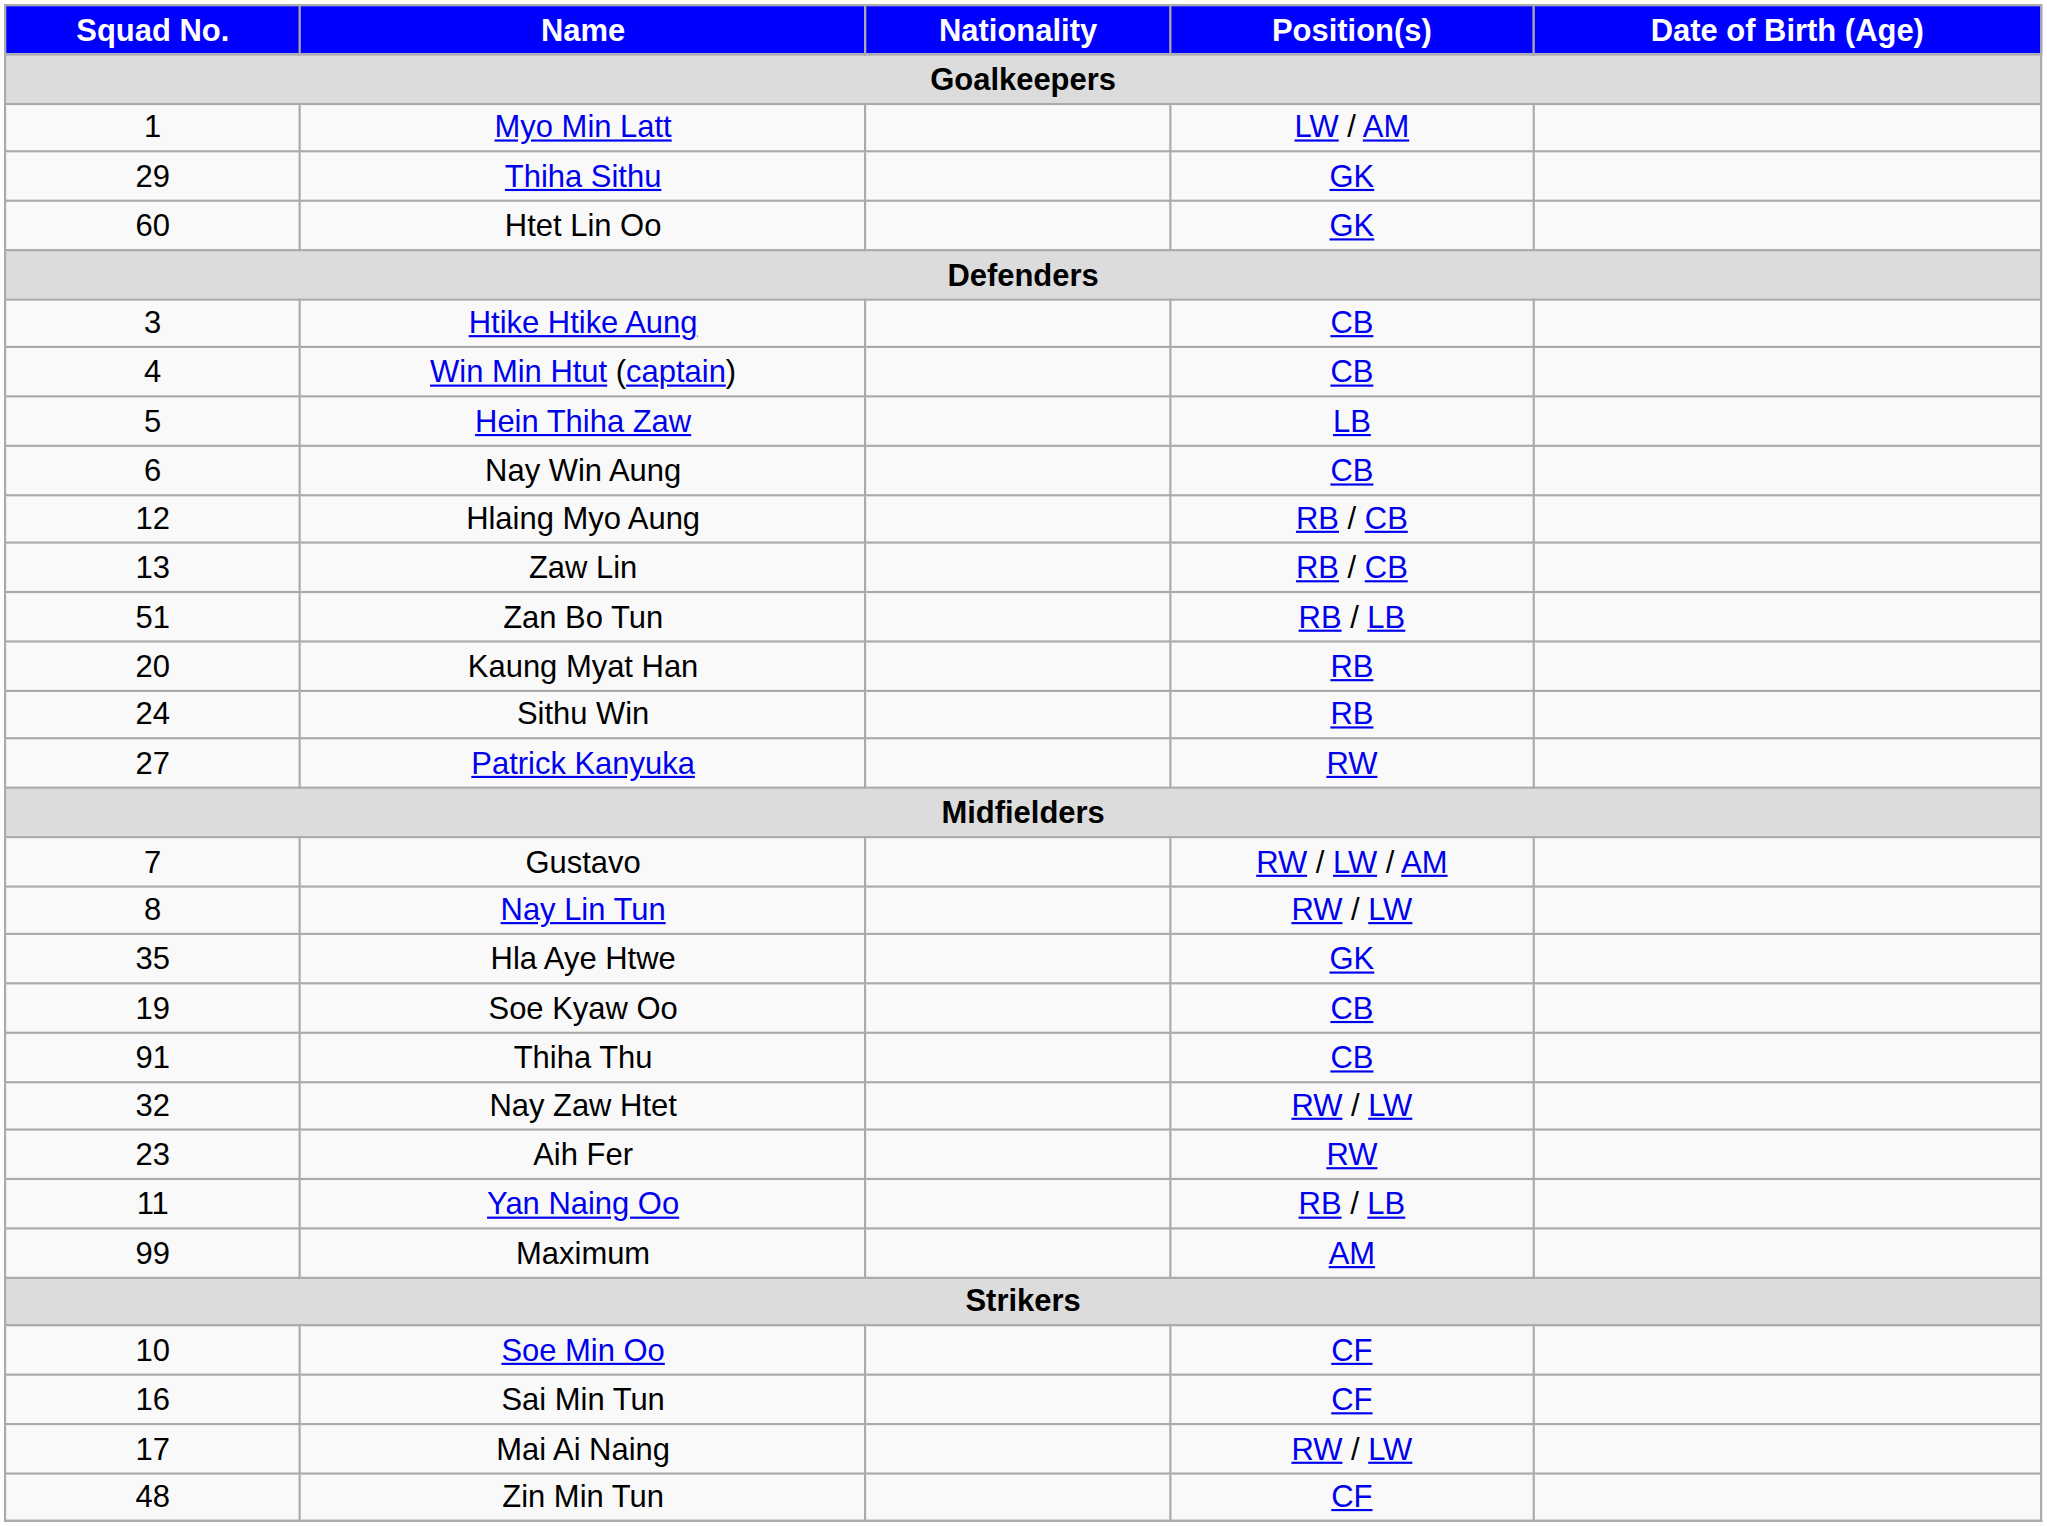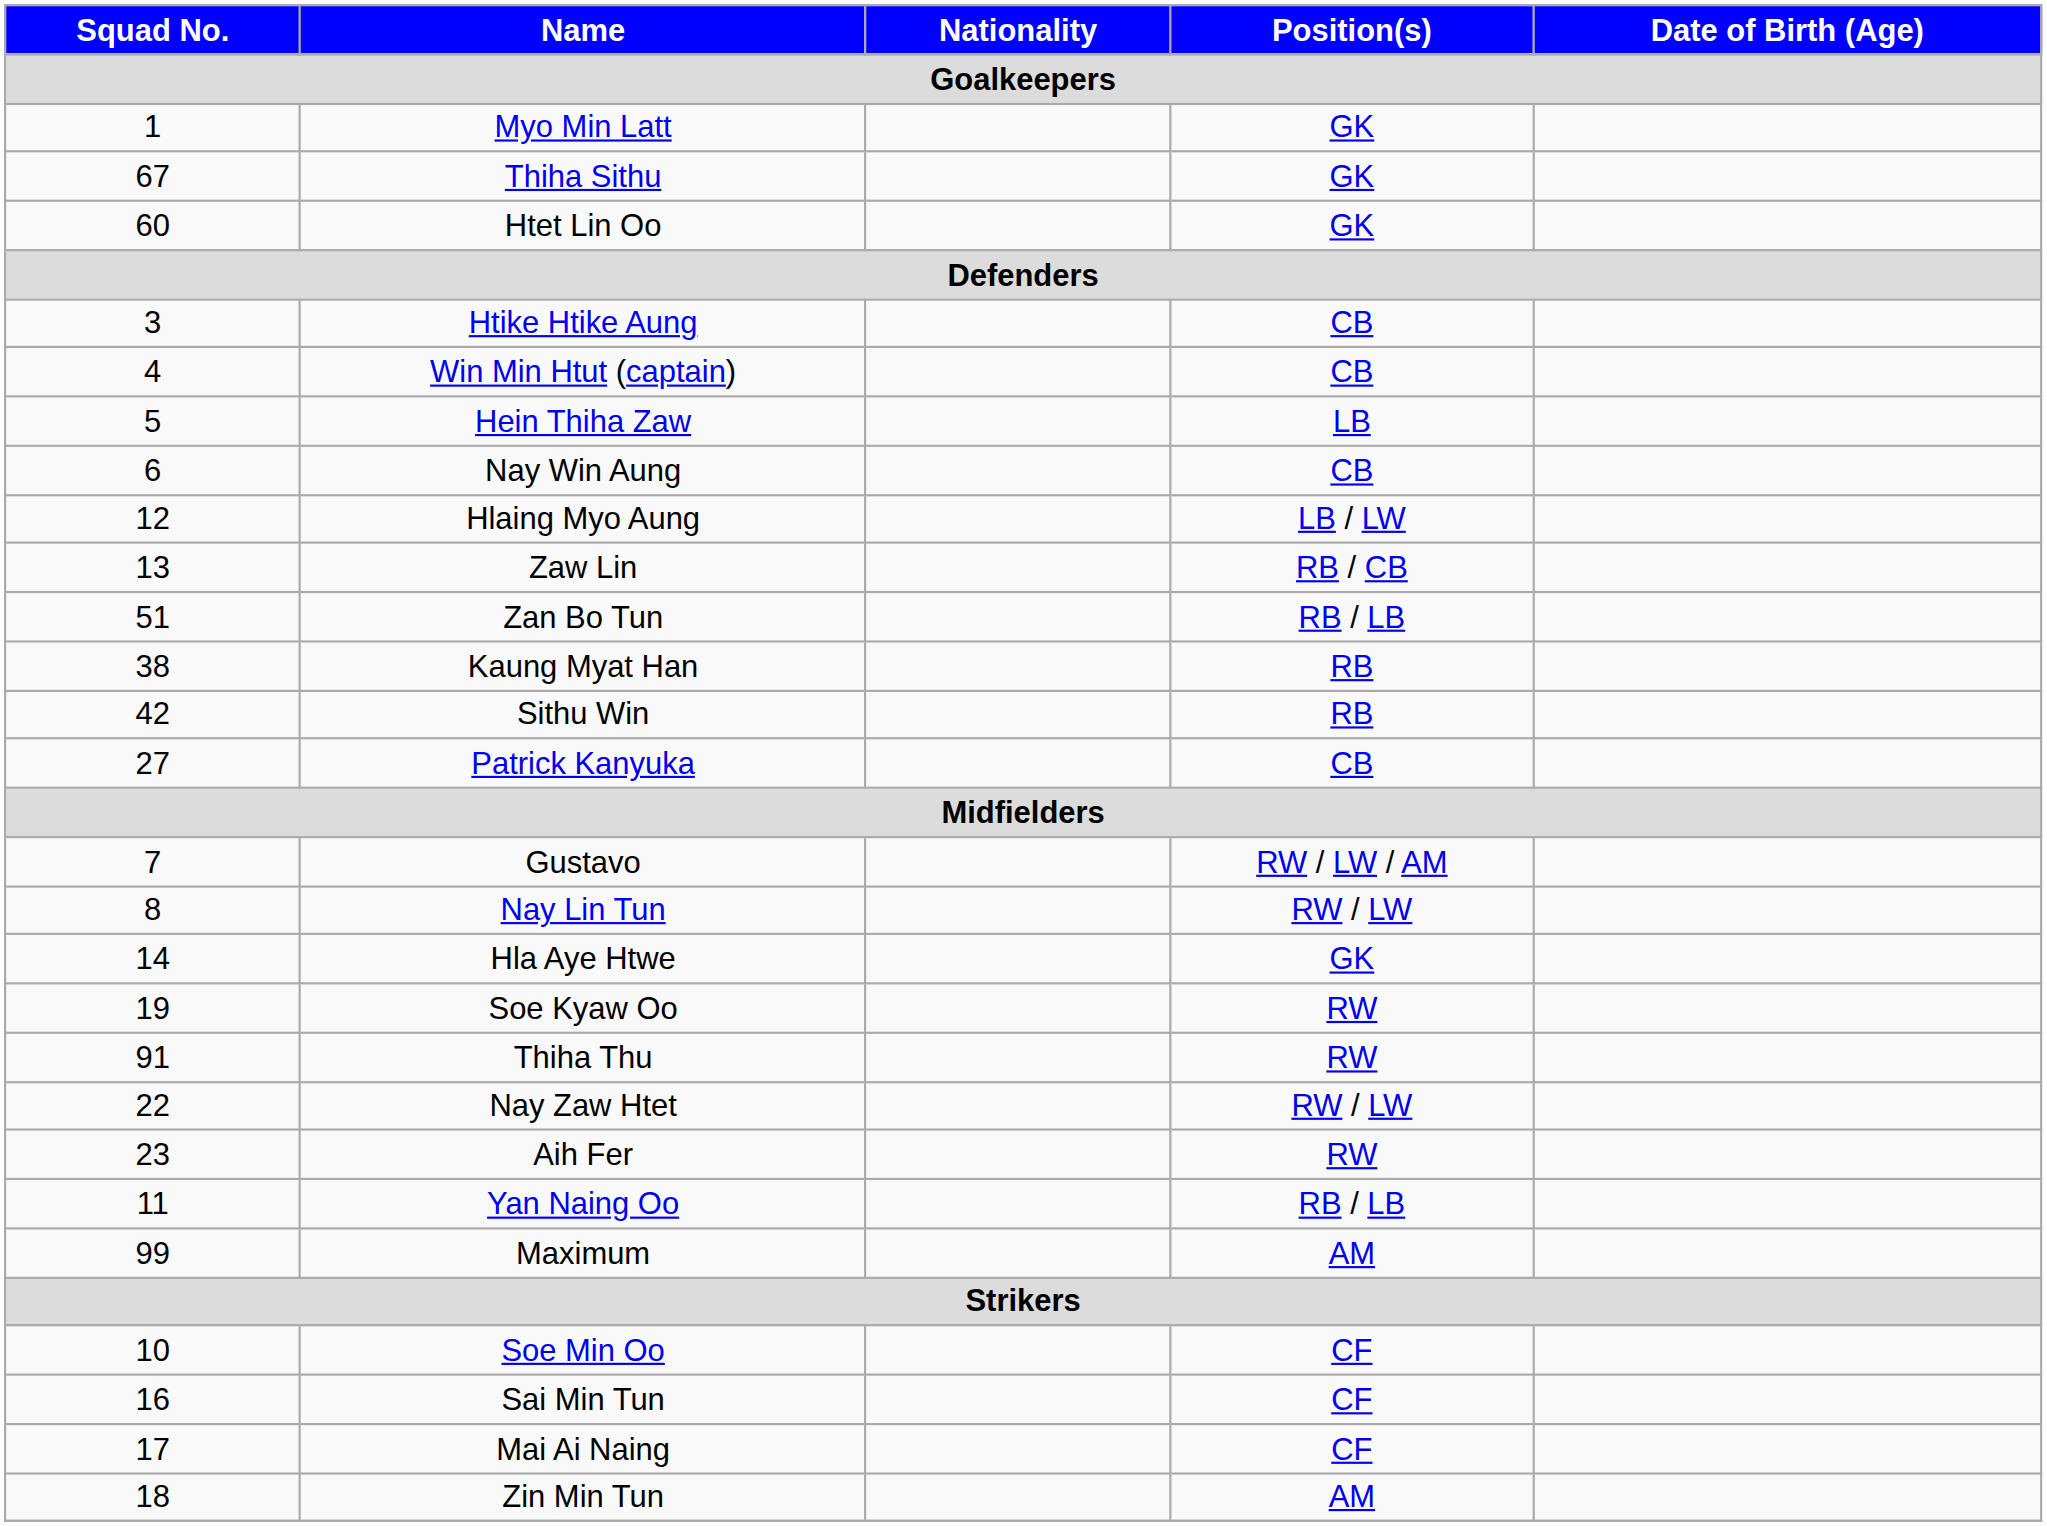(1352, 128) LW / AM -> (1352, 128) GK
(153, 177) 29 -> (153, 177) 67
(1352, 519) RB / CB -> (1352, 519) LB / LW
(153, 666) 20 -> (153, 666) 38
(153, 715) 24 -> (153, 715) 42
(1352, 764) RW -> (1352, 764) CB
(153, 959) 35 -> (153, 959) 14
(1352, 1008) CB -> (1352, 1008) RW
(1352, 1057) CB -> (1352, 1057) RW
(153, 1106) 32 -> (153, 1106) 22
(1352, 1448) RW / LW -> (1352, 1448) CF
(153, 1497) 48 -> (153, 1497) 18
(1352, 1497) CF -> (1352, 1497) AM
